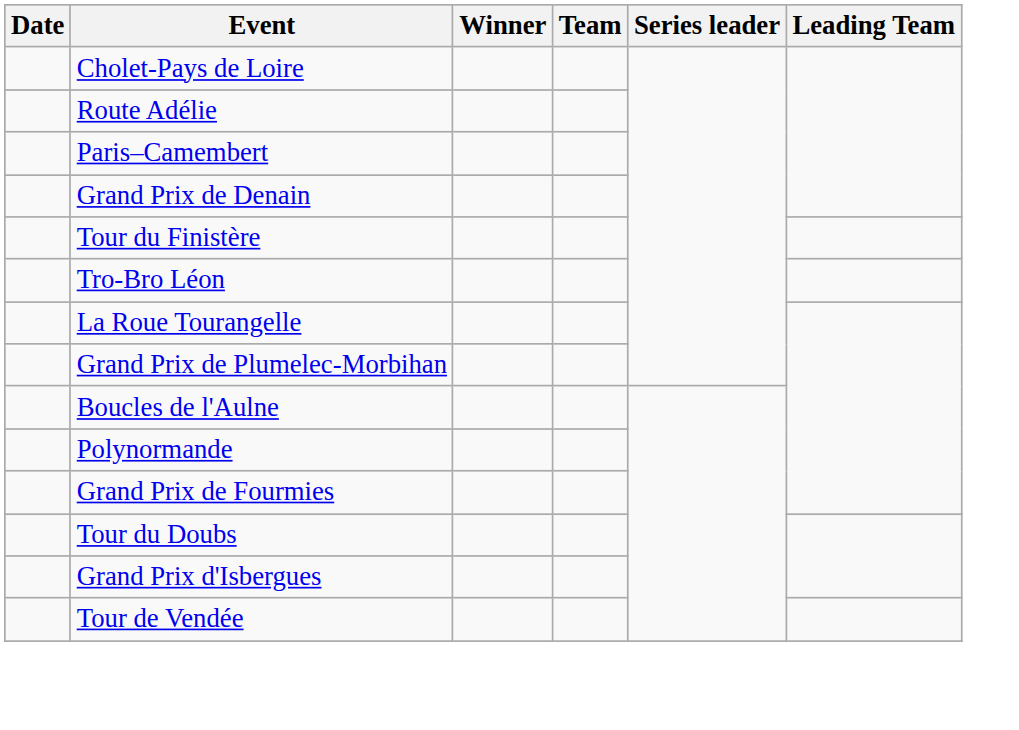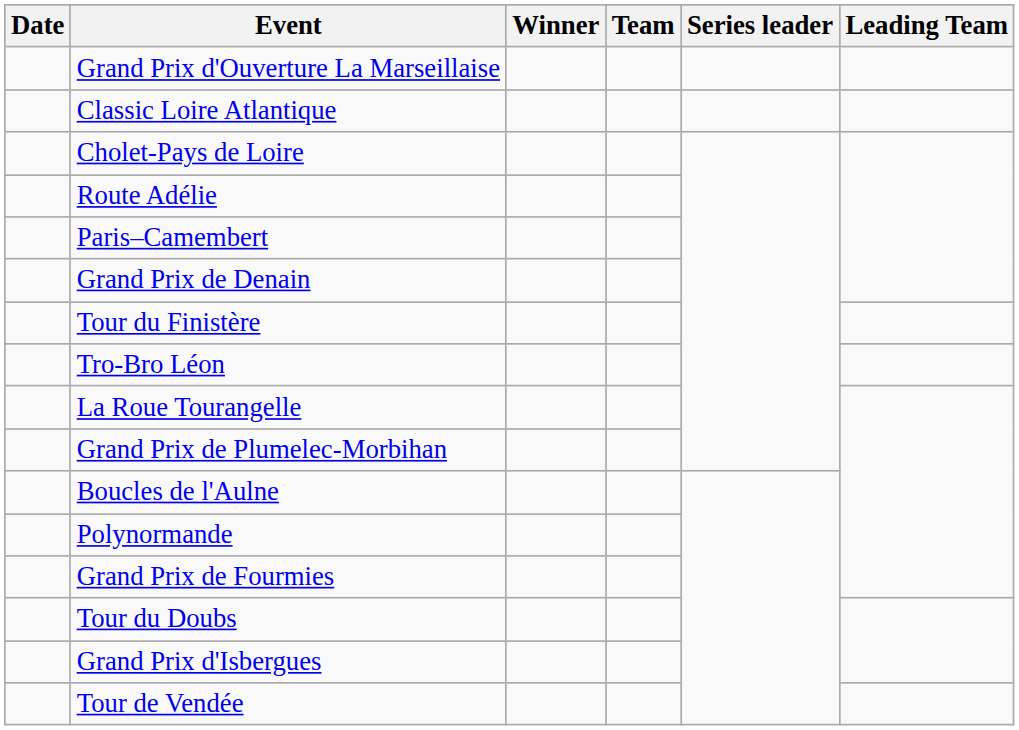+ row: (288, 68)
+ row: (207, 110)
